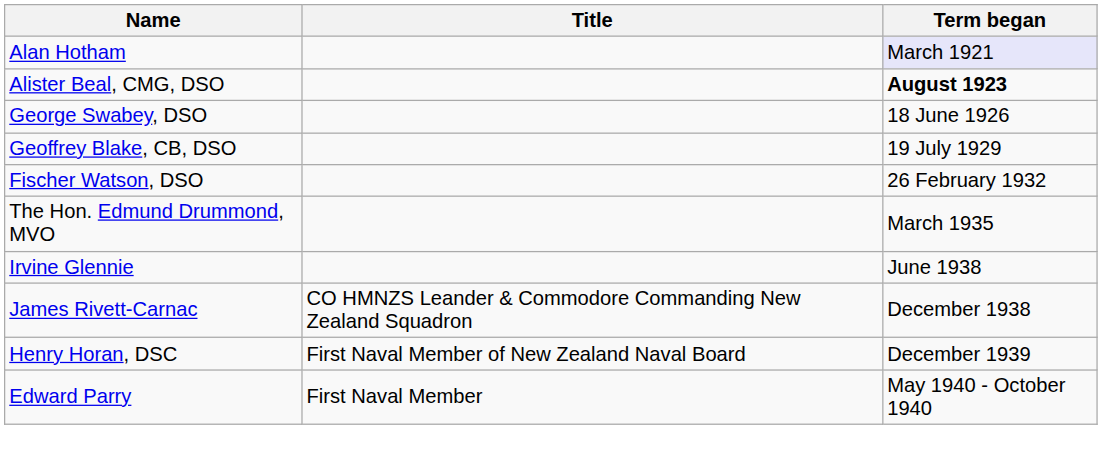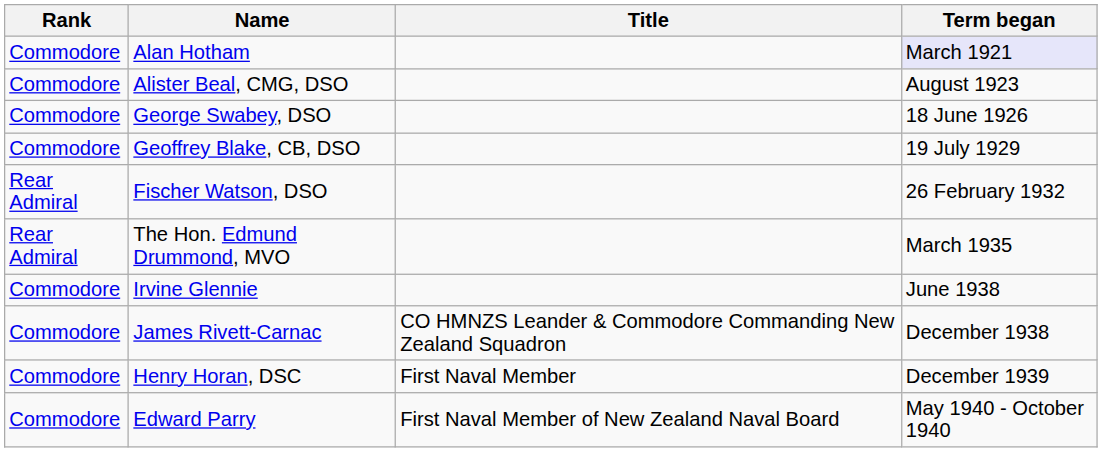+ column: (67, 20)
(947, 84) bold -> (962, 84) normal
(526, 353) First Naval Member of New Zealand Naval Board -> (488, 376) First Naval Member
(394, 396) First Naval Member -> (620, 419) First Naval Member of New Zealand Naval Board
